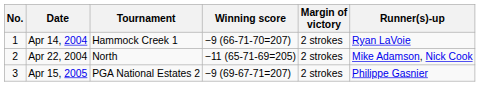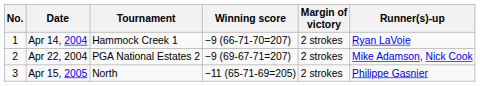(105, 57) North -> (146, 57) PGA National Estates 2
(250, 57) −11 (65-71-69=205) -> (248, 57) −9 (69-67-71=207)
(146, 73) PGA National Estates 2 -> (105, 73) North
(248, 73) −9 (69-67-71=207) -> (250, 73) −11 (65-71-69=205)
